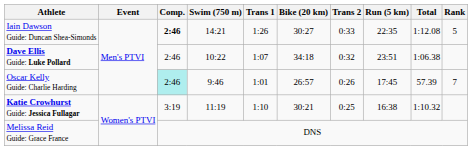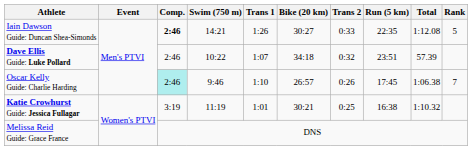(427, 57) 1:06.38 -> (427, 57) 57.39
(260, 82) 1:01 -> (260, 82) 1:10
(427, 82) 57.39 -> (427, 82) 1:06.38
(260, 108) 1:10 -> (260, 108) 1:01
